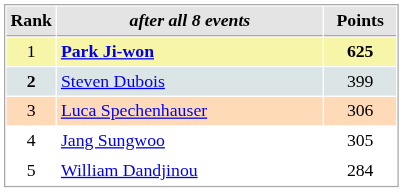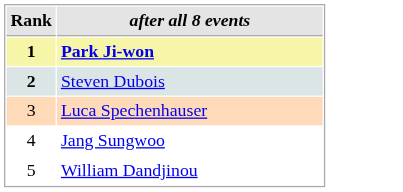- column: (360, 20)
(31, 51) normal -> (31, 51) bold
